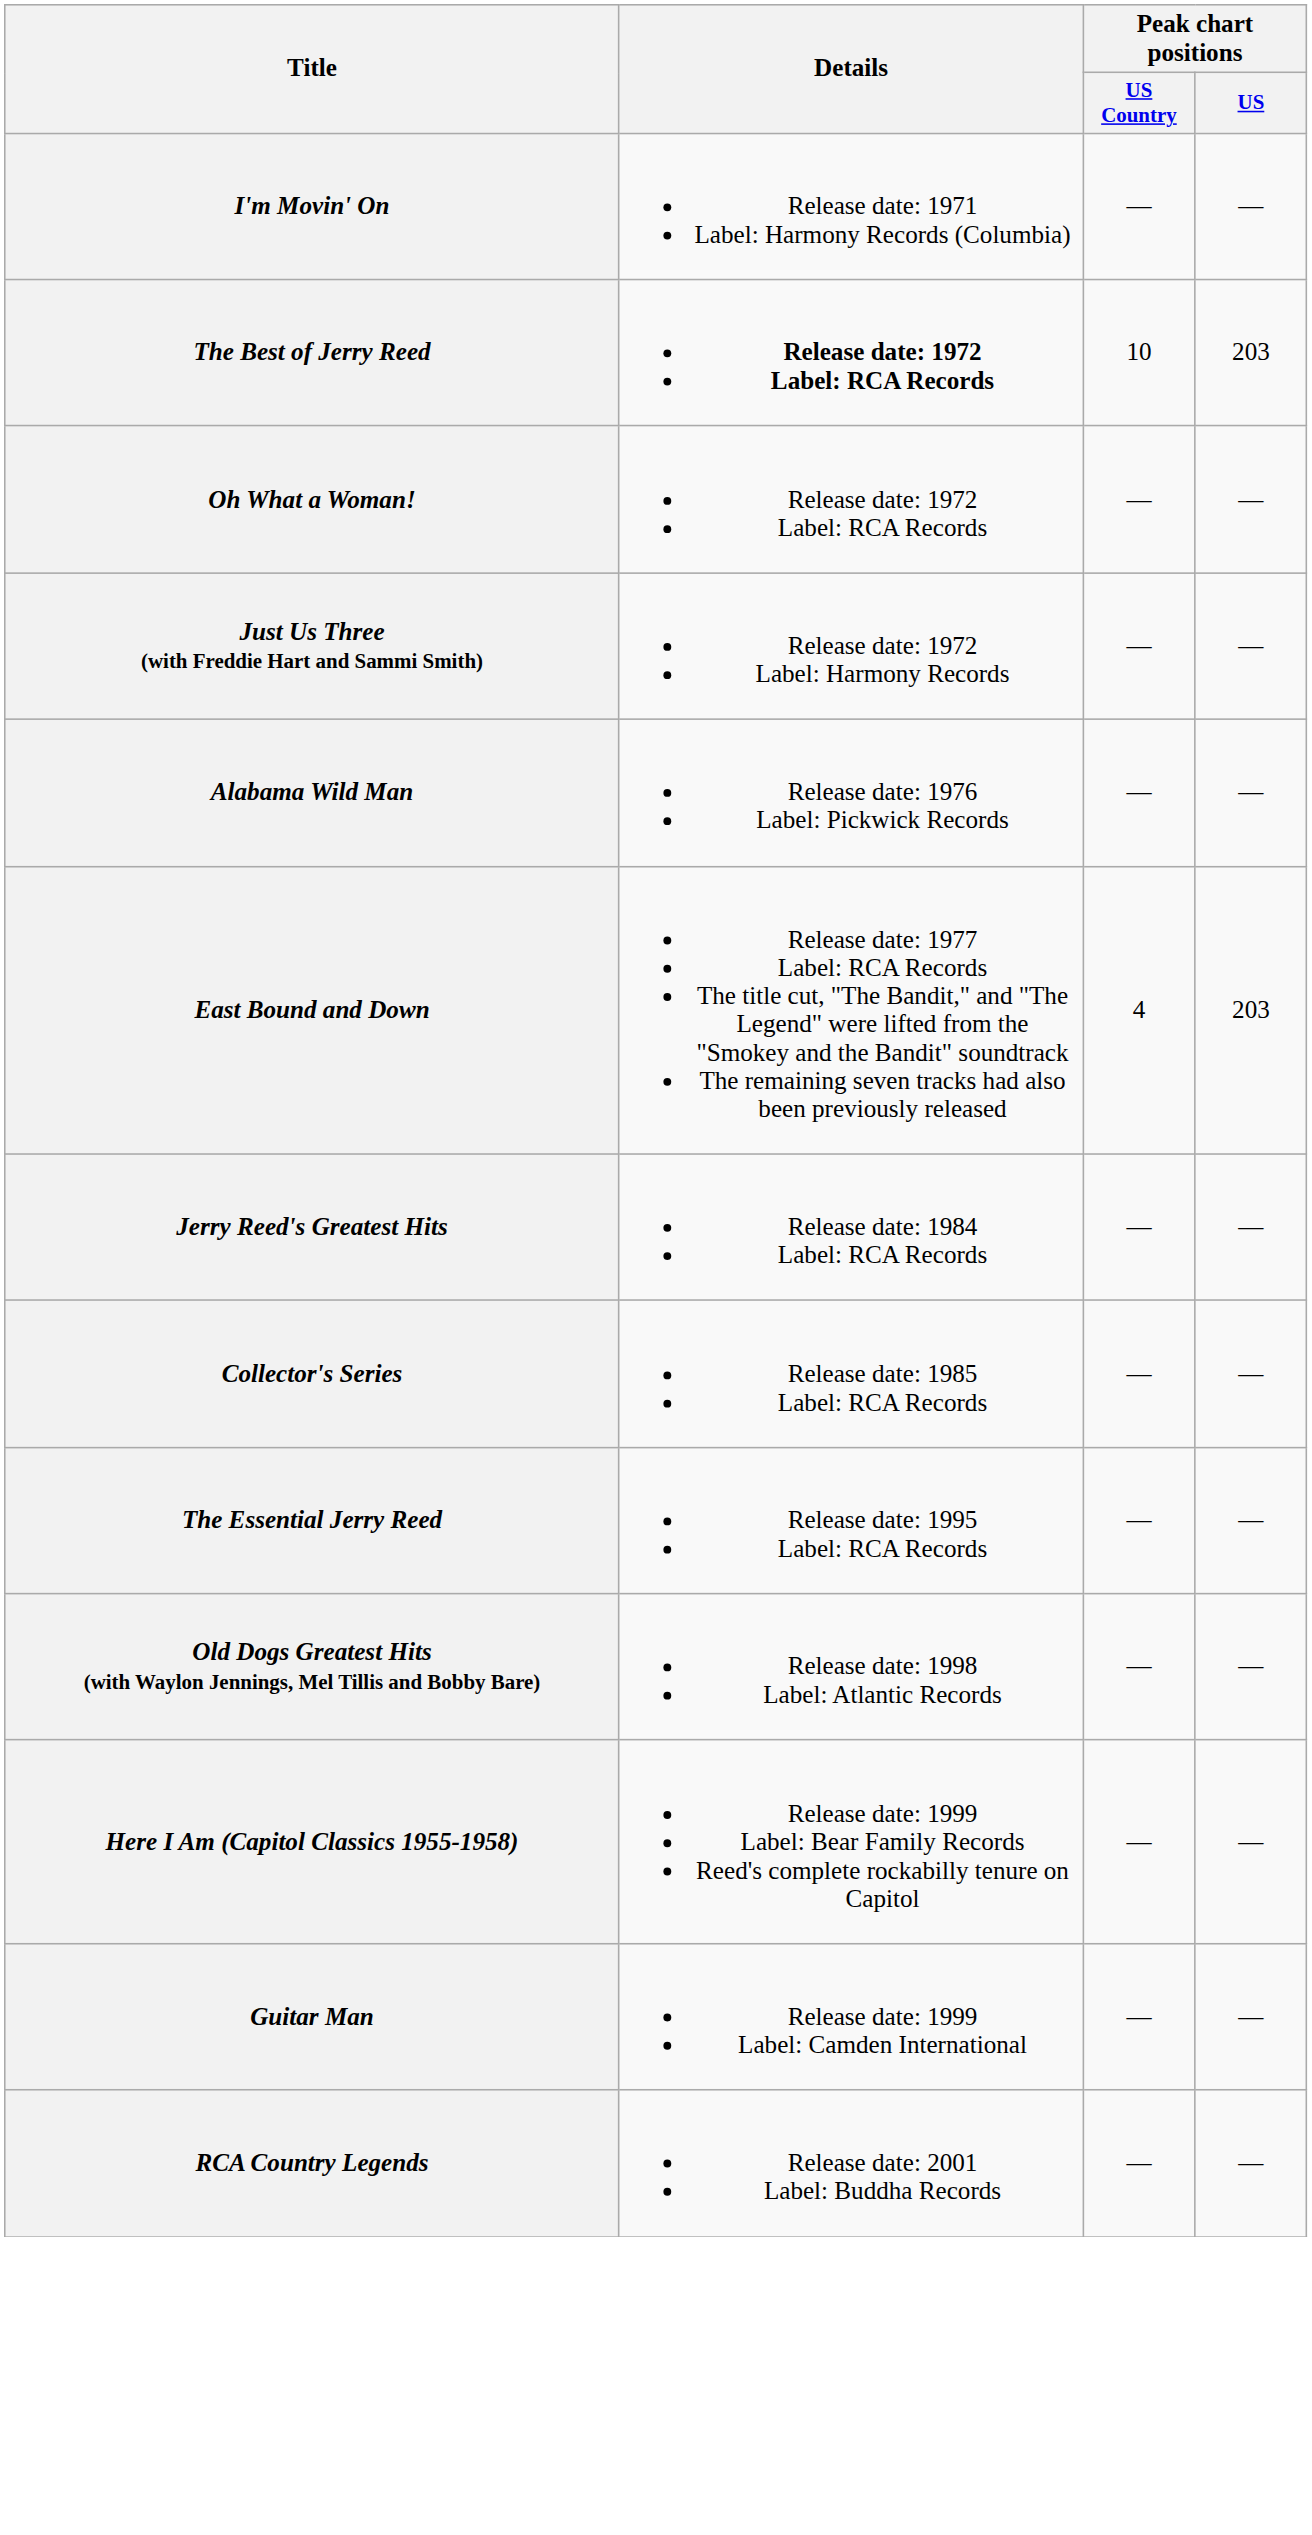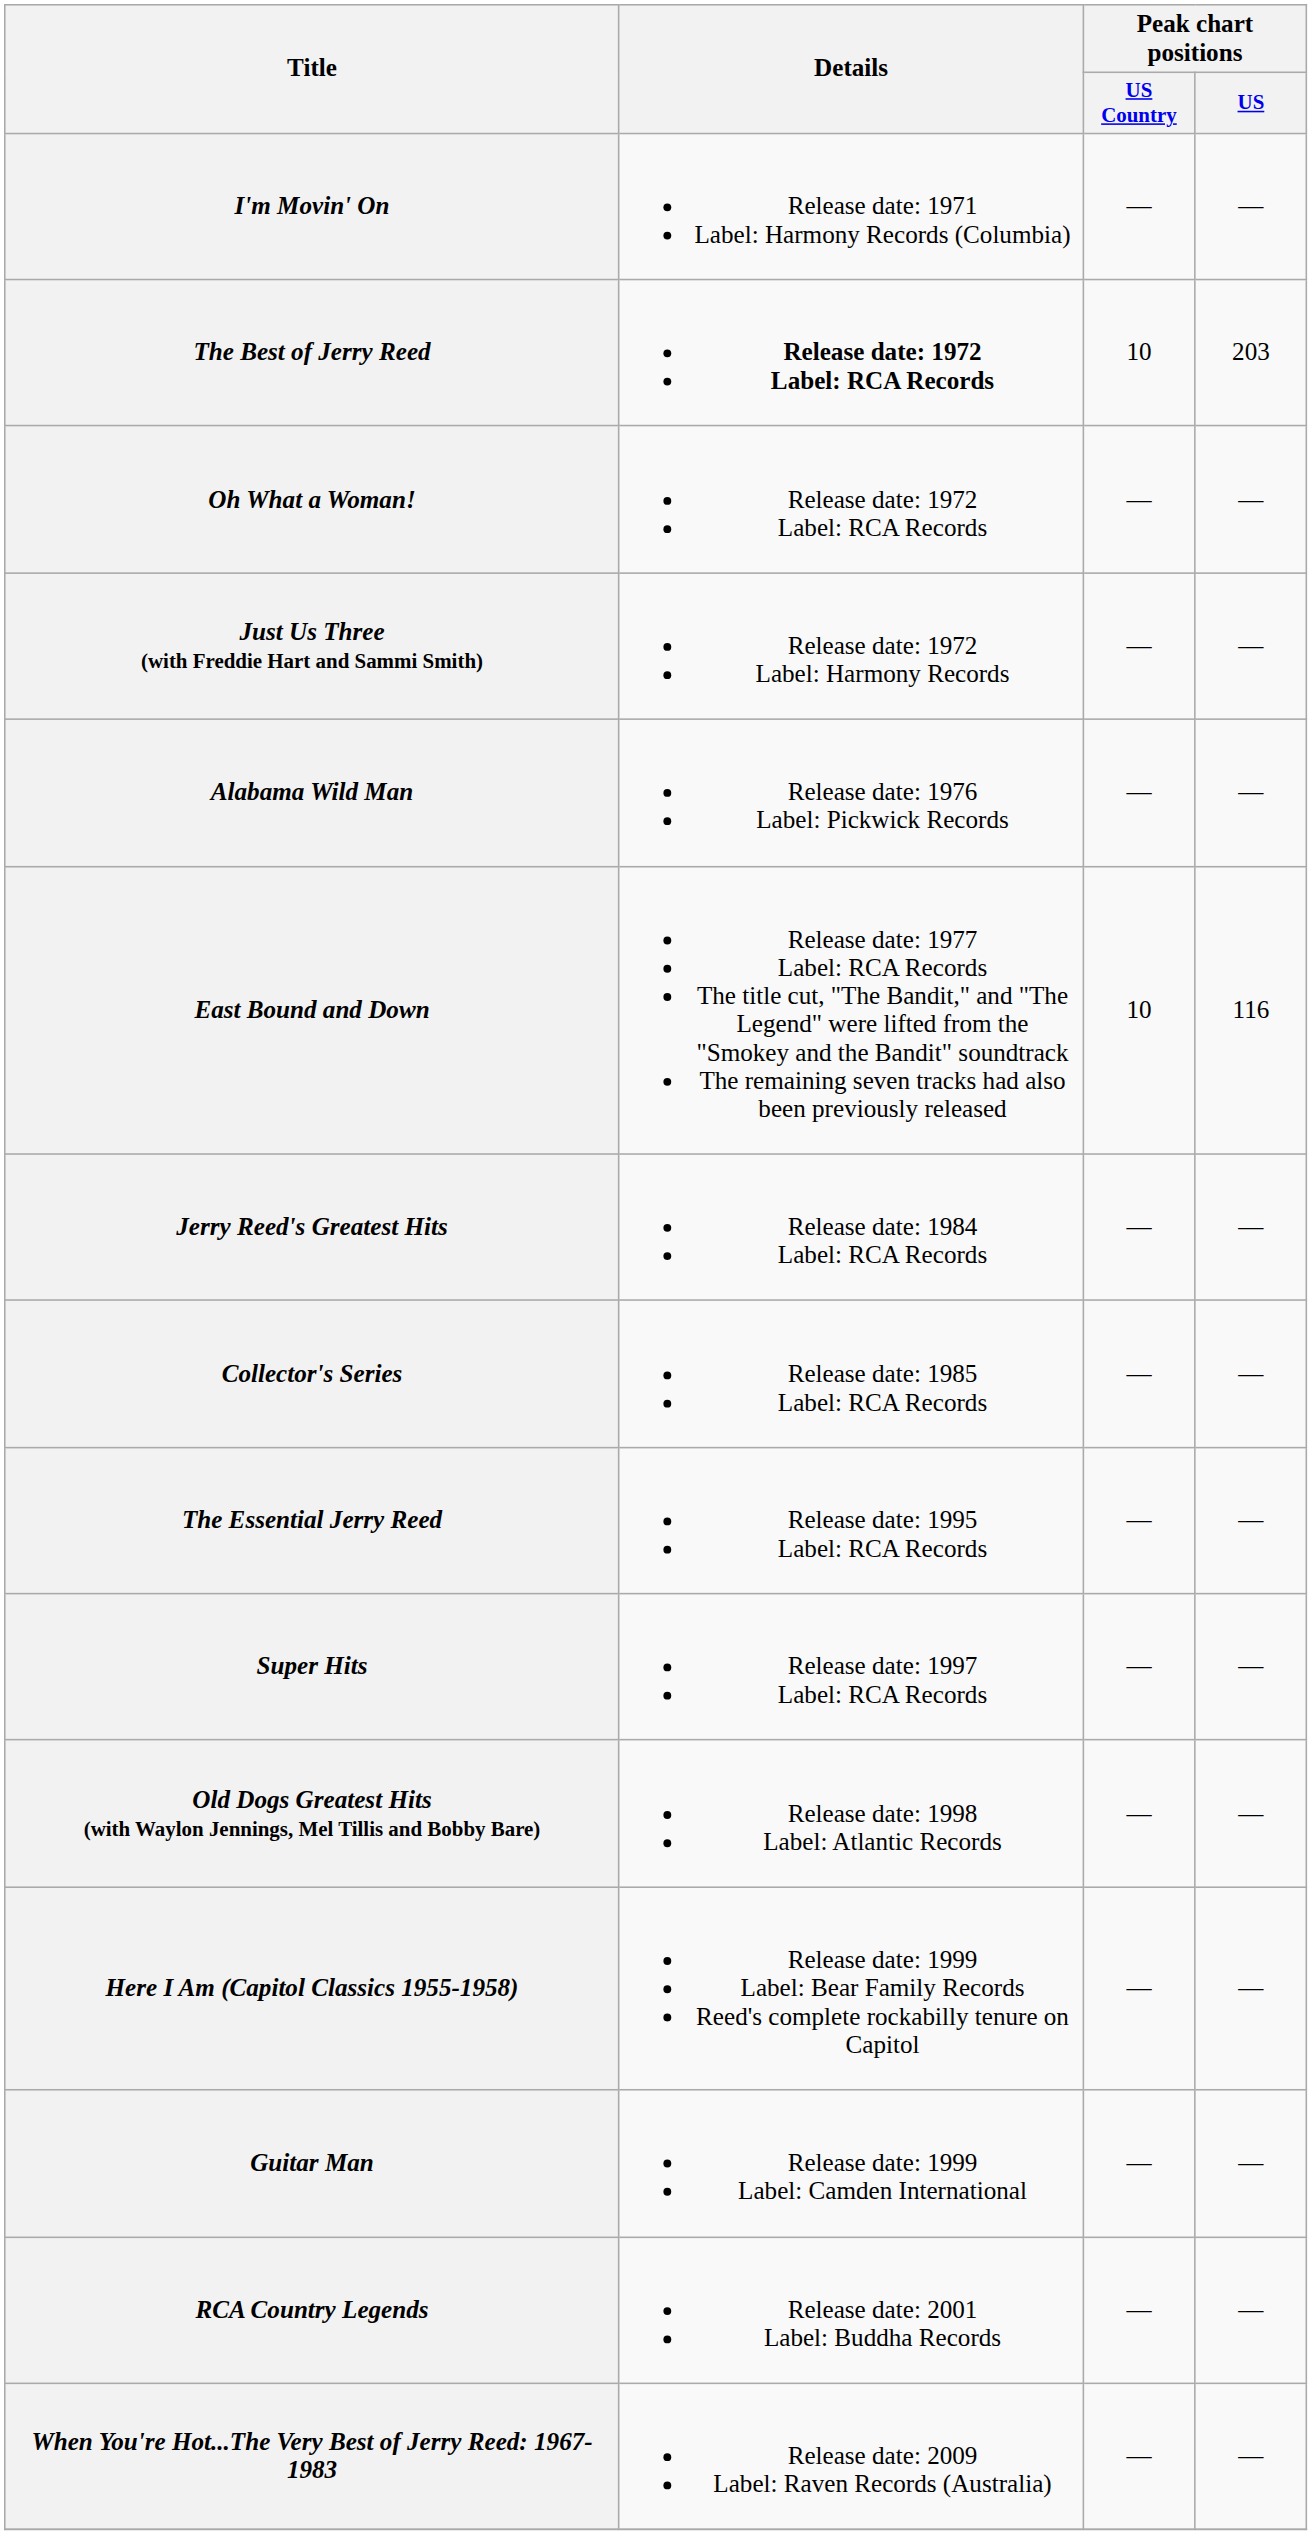(1139, 1009) 4 -> (1139, 1009) 10
(1251, 1009) 203 -> (1251, 1009) 116
+ row: (312, 1666)
+ row: (312, 2456)
